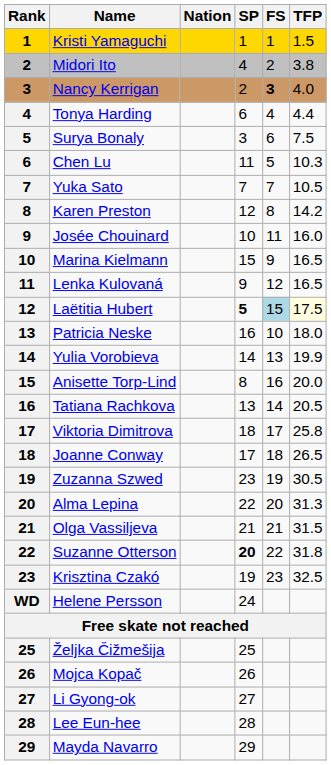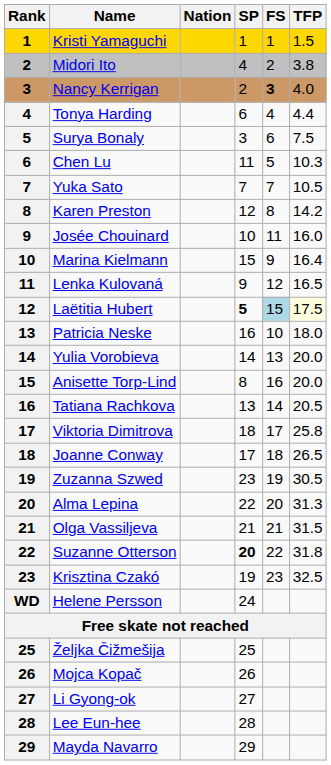(308, 260) 16.5 -> (308, 260) 16.4
(308, 357) 19.9 -> (308, 357) 20.0
